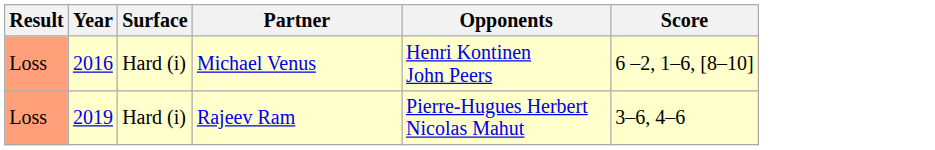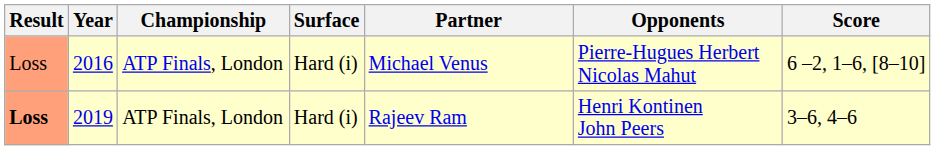+ column: (203, 20)
(469, 63) Henri Kontinen John Peers -> (669, 63) Pierre-Hugues Herbert Nicolas Mahut
(28, 117) normal -> (29, 117) bold
(497, 117) Pierre-Hugues Herbert Nicolas Mahut -> (640, 117) Henri Kontinen John Peers
